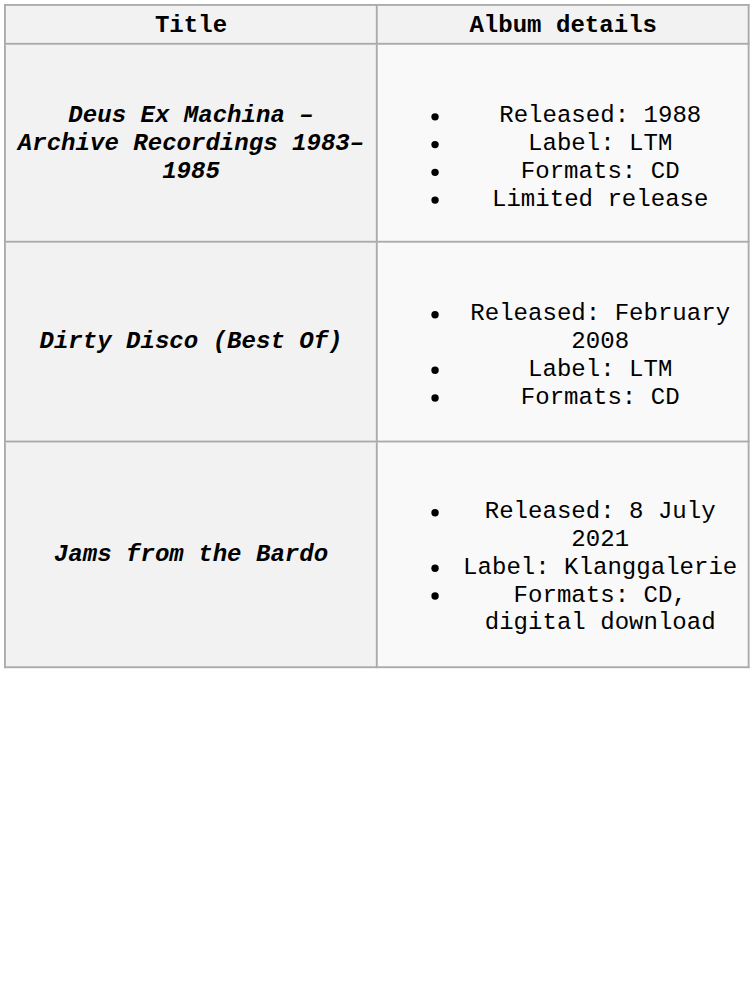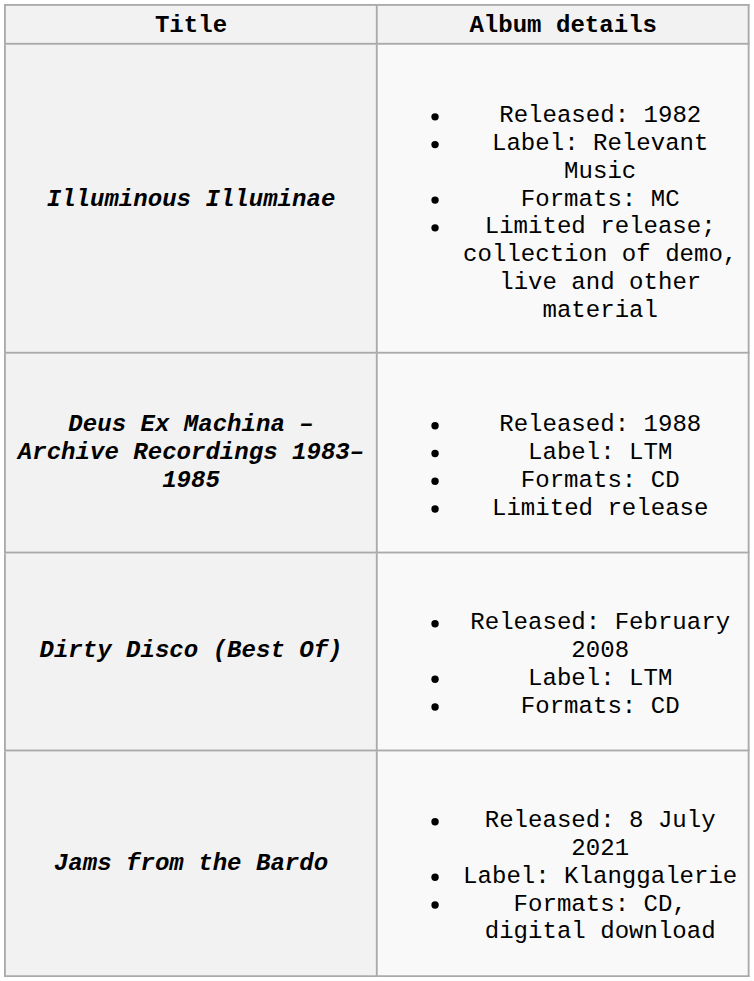+ row: (191, 199)
